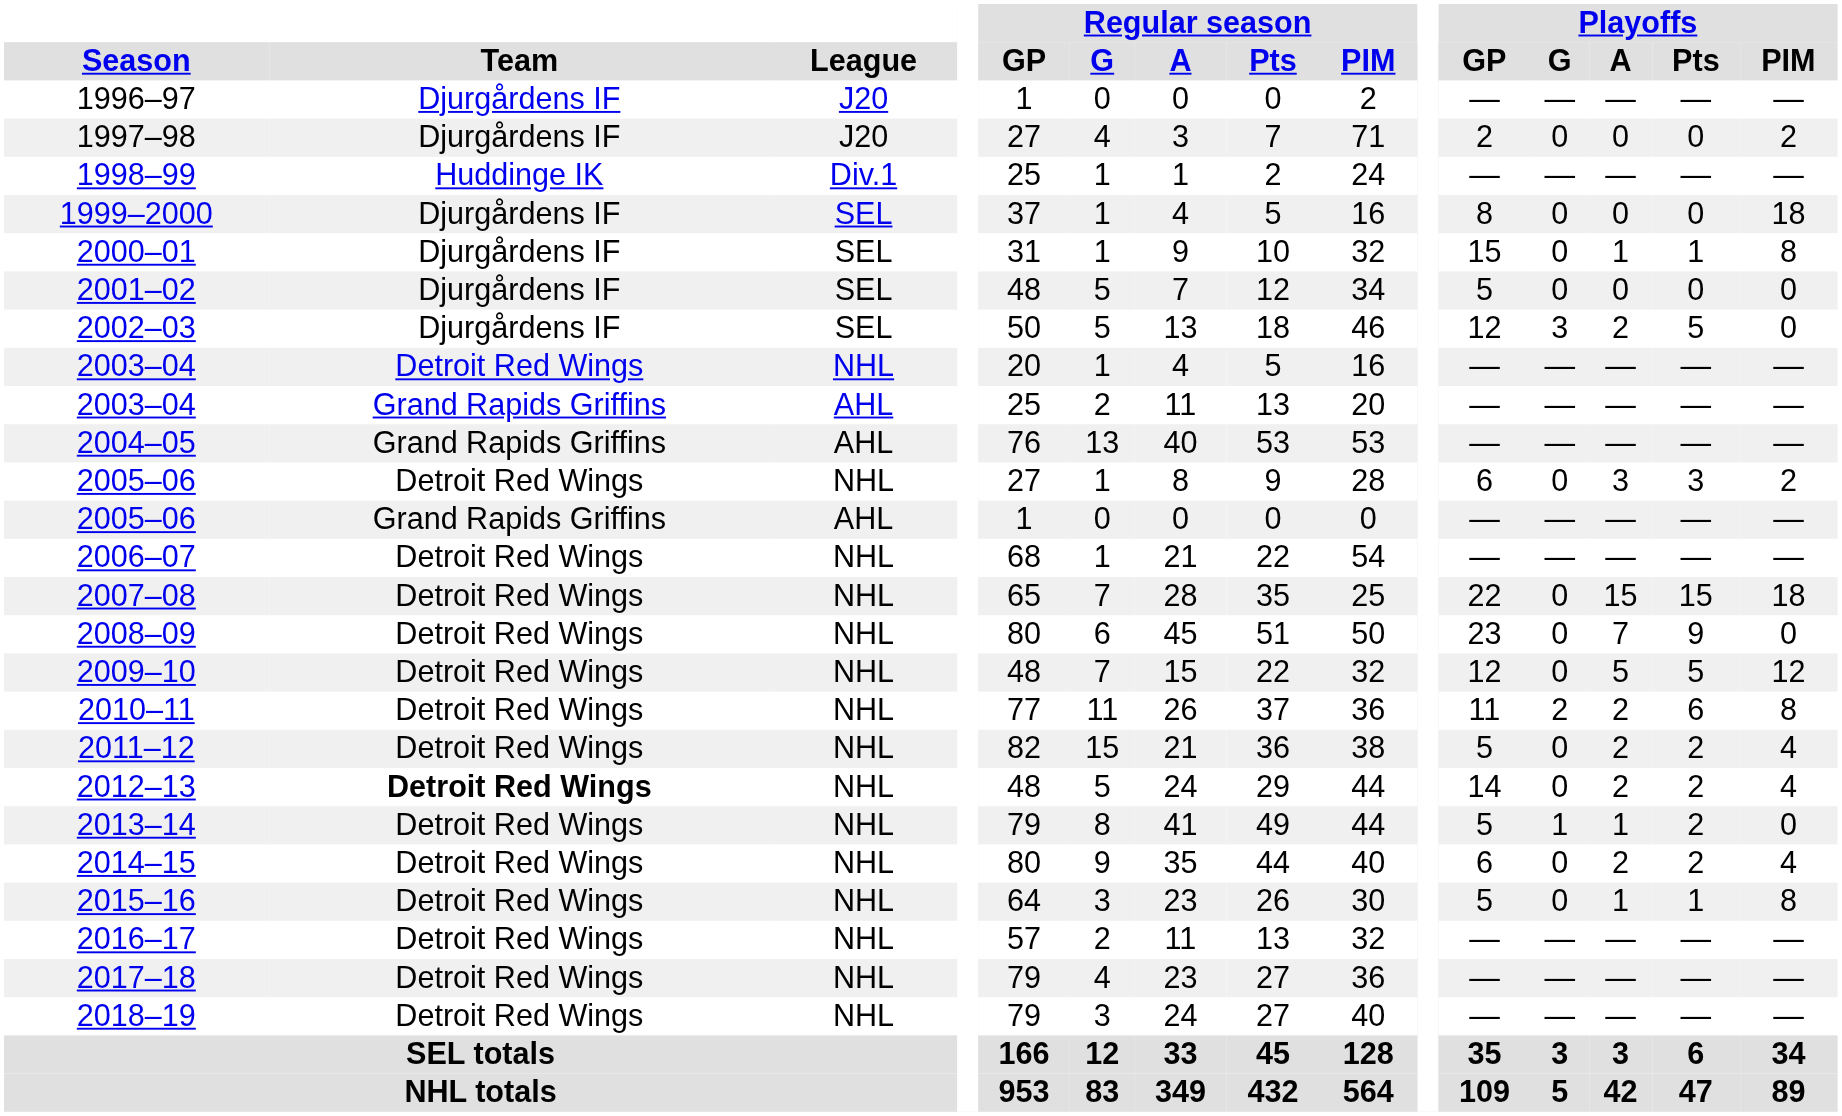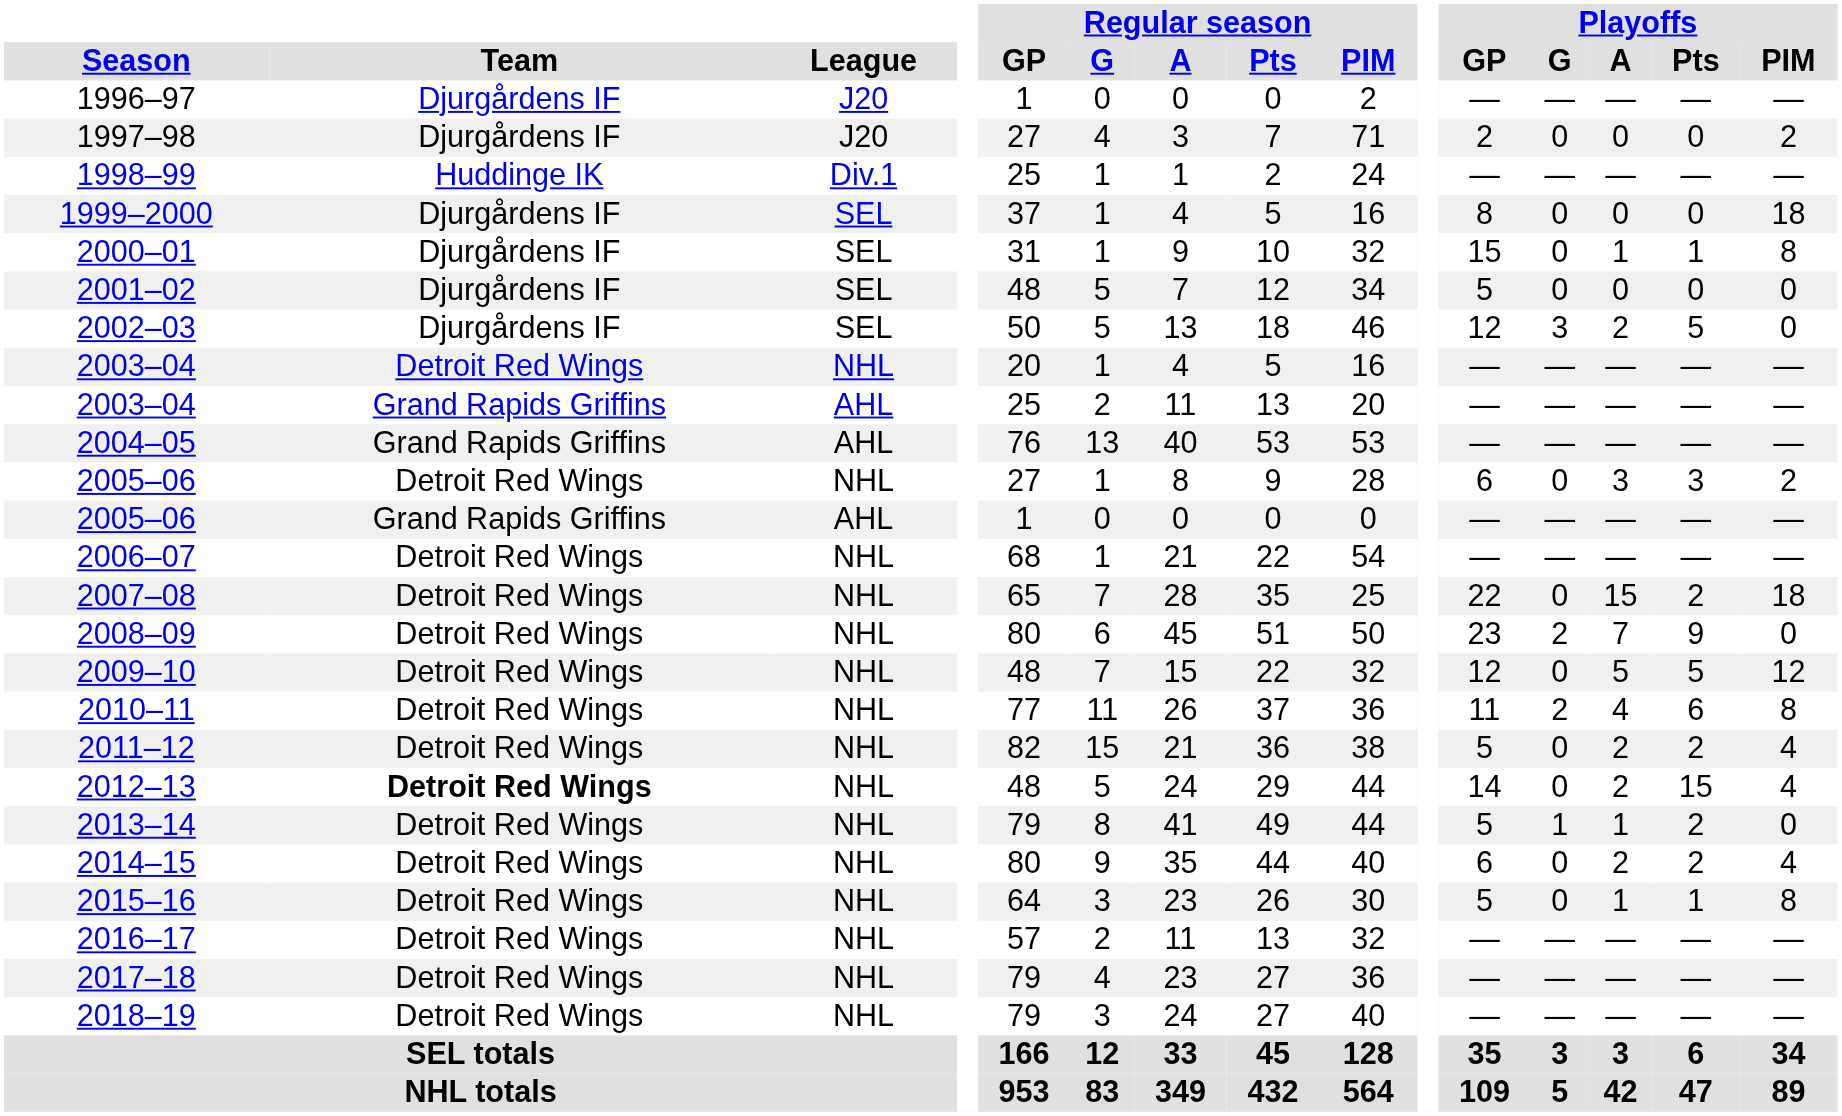(1696, 595) 15 -> (1696, 595) 2
(1560, 633) 0 -> (1560, 633) 2
(1621, 710) 2 -> (1621, 710) 4
(1696, 786) 2 -> (1696, 786) 15
